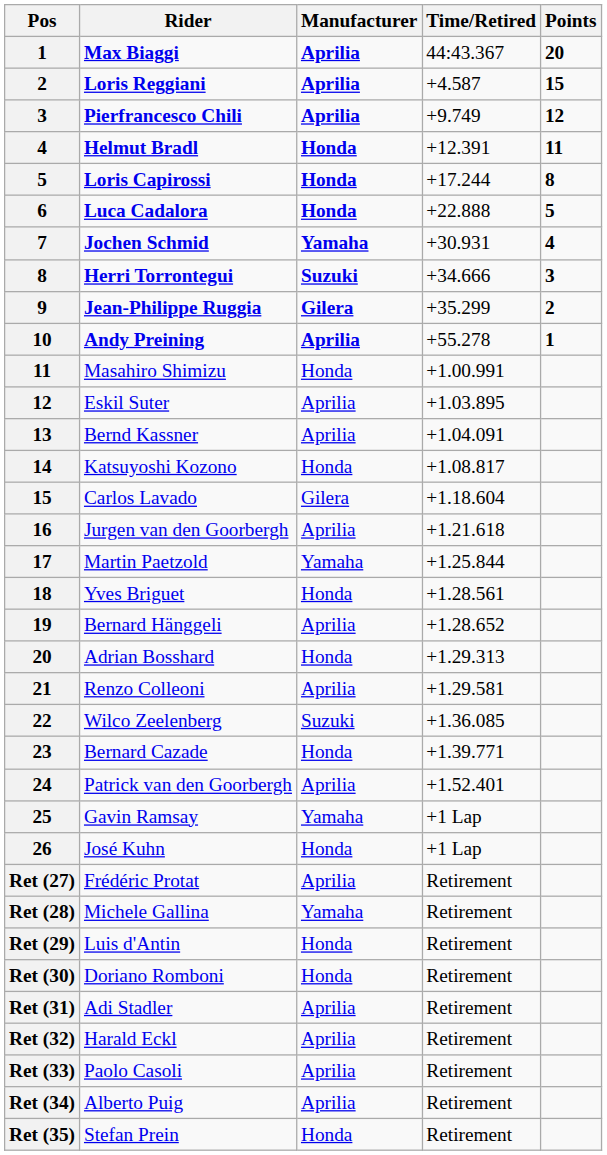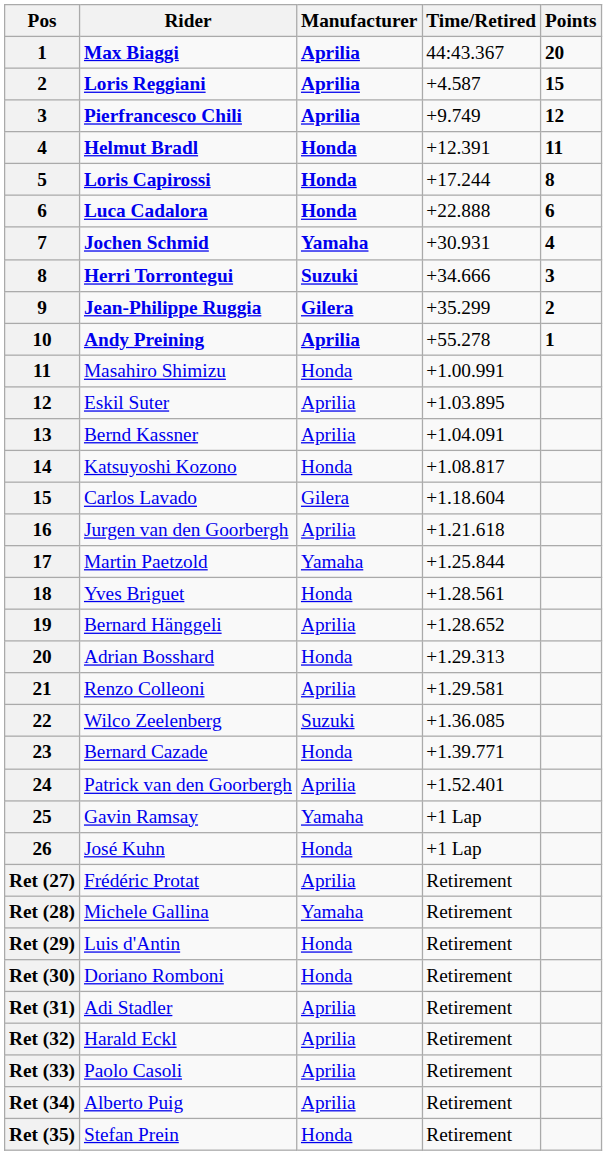(550, 211) 5 -> (550, 211) 6
